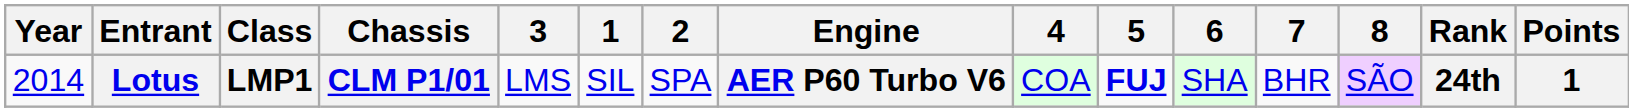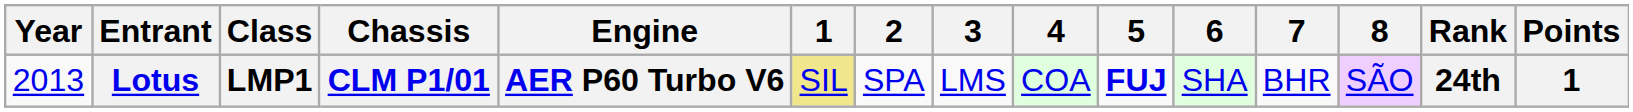columns swapped: (866, 30) <-> (538, 30)
(48, 81) 2014 -> (48, 81) 2013
(610, 81) no background -> (824, 81) khaki background
